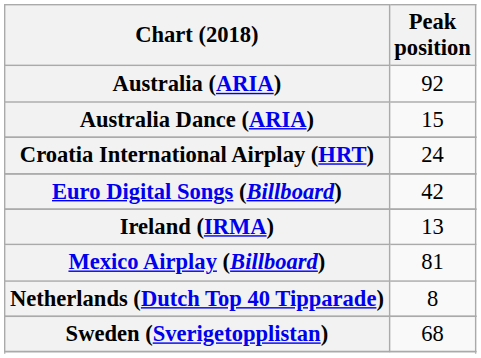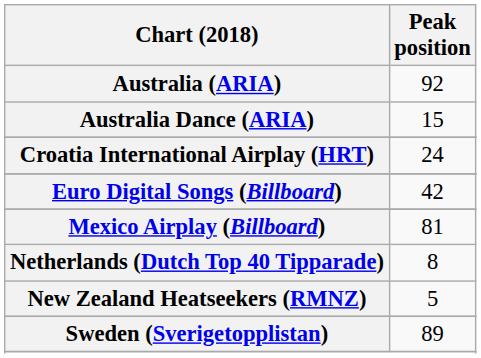- row: (197, 226)
+ row: (197, 298)
(433, 333) 68 -> (433, 333) 89
